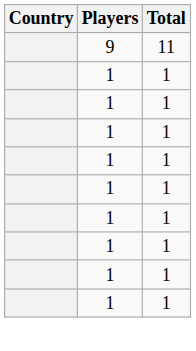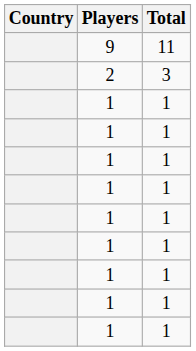+ row: (110, 75)
